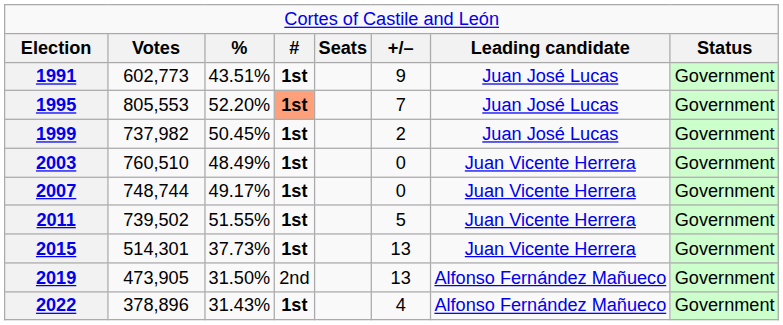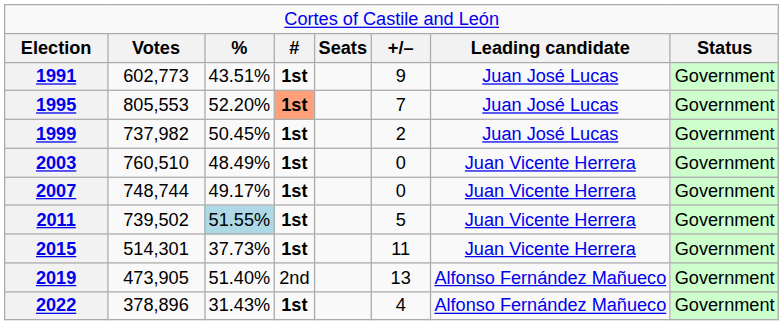(239, 220) no background -> (239, 220) lightblue background
(401, 249) 13 -> (401, 249) 11
(239, 277) 31.50% -> (239, 277) 51.40%
